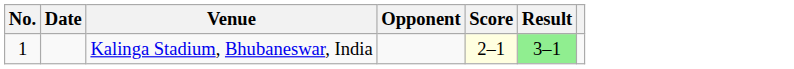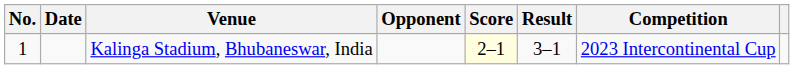+ column: (678, 19)
(547, 48) lightgreen background -> (547, 48) no background
